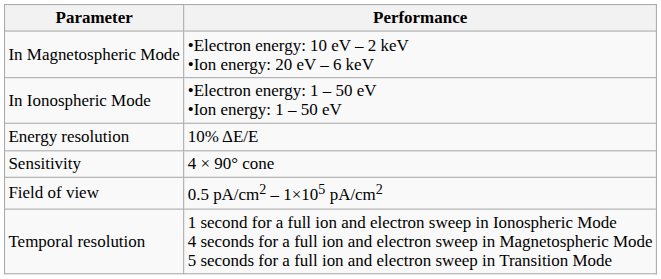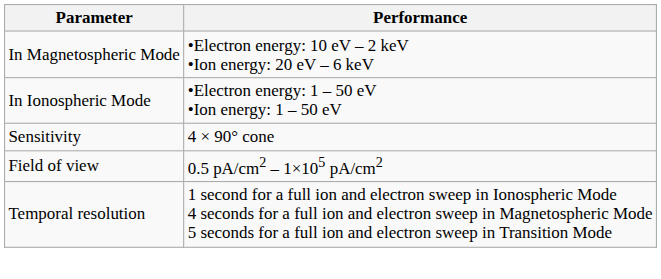- row: (69, 136)
